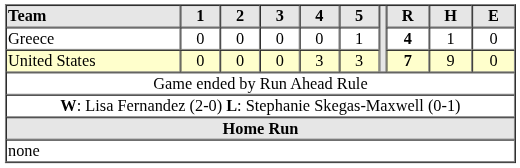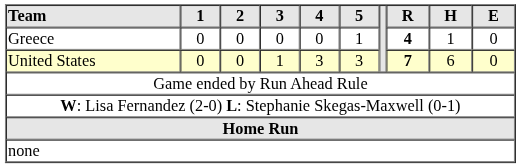(280, 61) 0 -> (280, 61) 1
(451, 61) 9 -> (451, 61) 6
